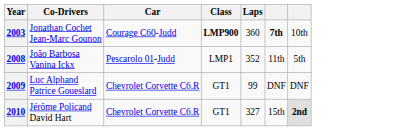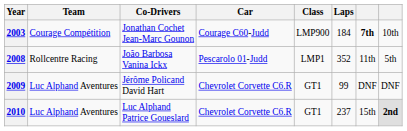+ column: (74, 12)
(221, 33) bold -> (313, 33) normal
(253, 33) 360 -> (344, 33) 184
(63, 86) Luc Alphand Patrice Goueslard -> (153, 86) Jérôme Policand David Hart
(61, 113) Jérôme Policand David Hart -> (156, 113) Luc Alphand Patrice Goueslard
(253, 113) 327 -> (344, 113) 237
